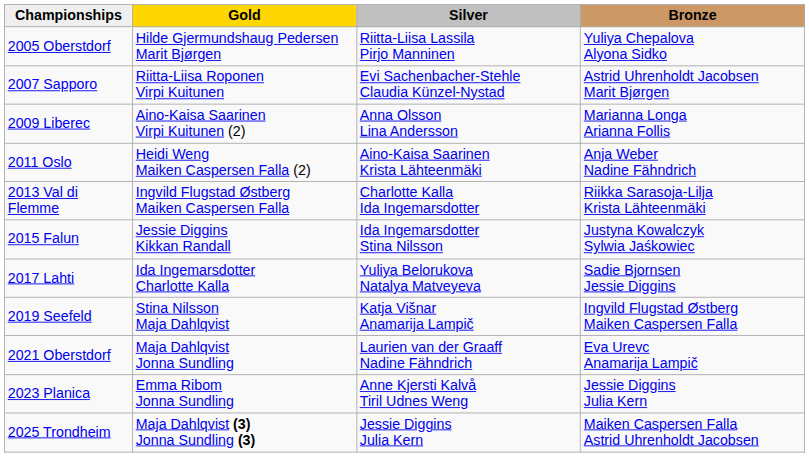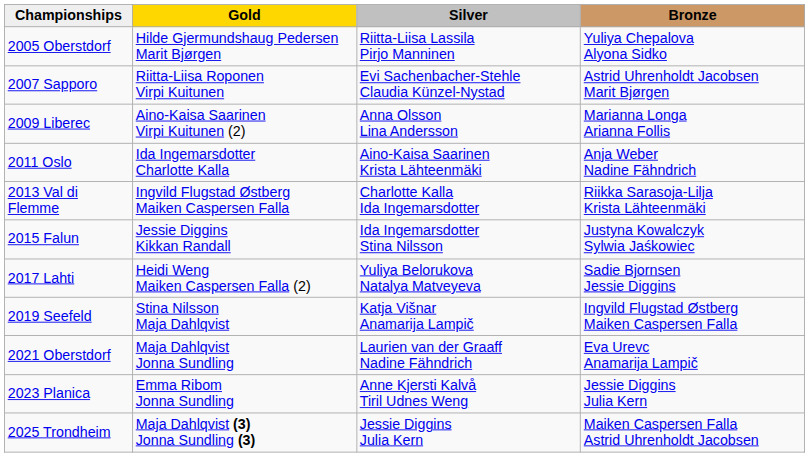(223, 162) Heidi Weng Maiken Caspersen Falla (2) -> (195, 162) Ida Ingemarsdotter Charlotte Kalla
(195, 278) Ida Ingemarsdotter Charlotte Kalla -> (223, 278) Heidi Weng Maiken Caspersen Falla (2)
